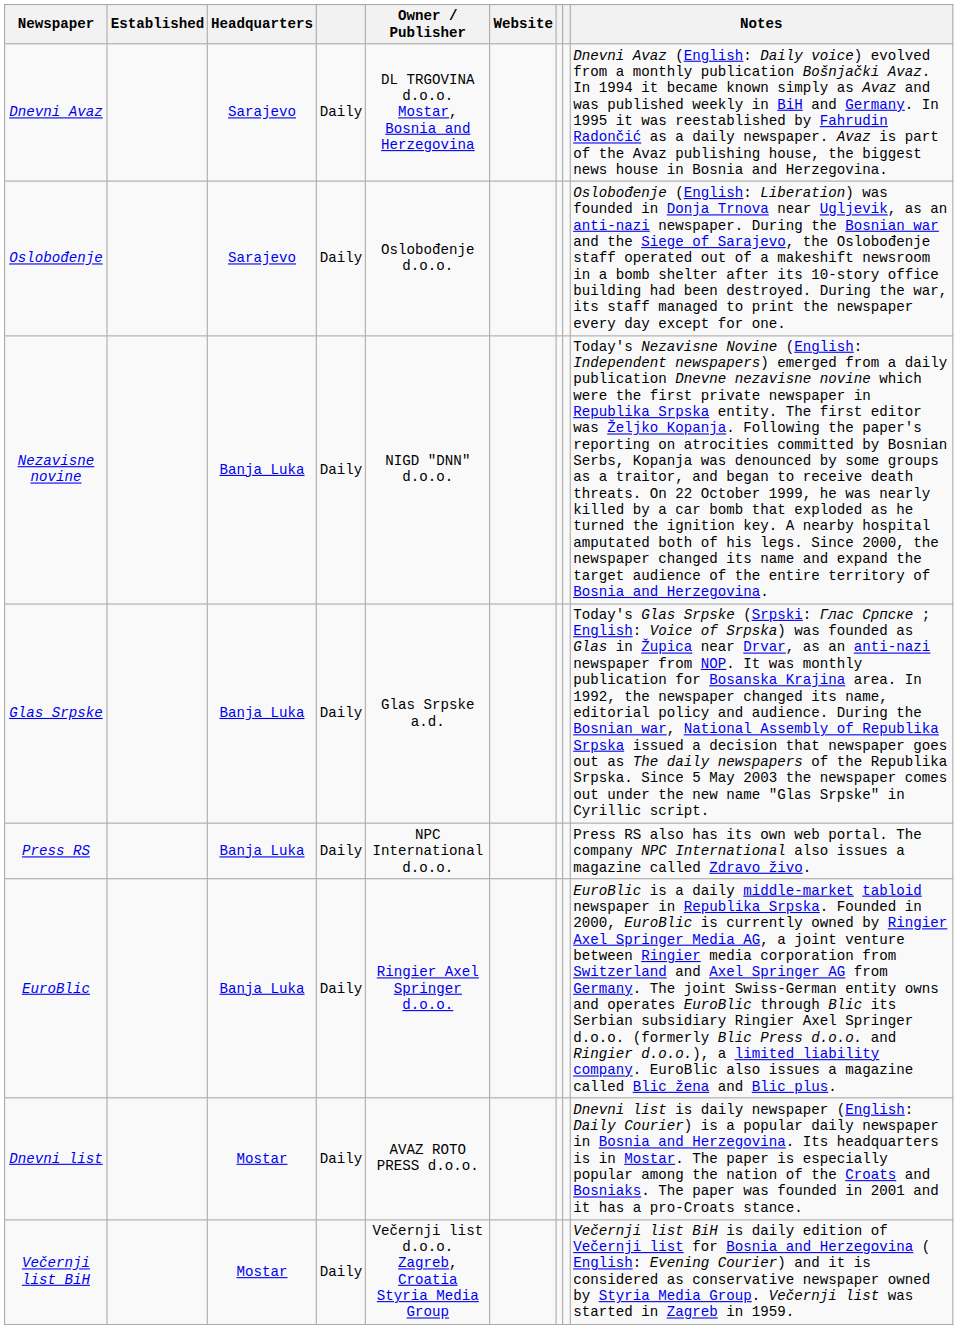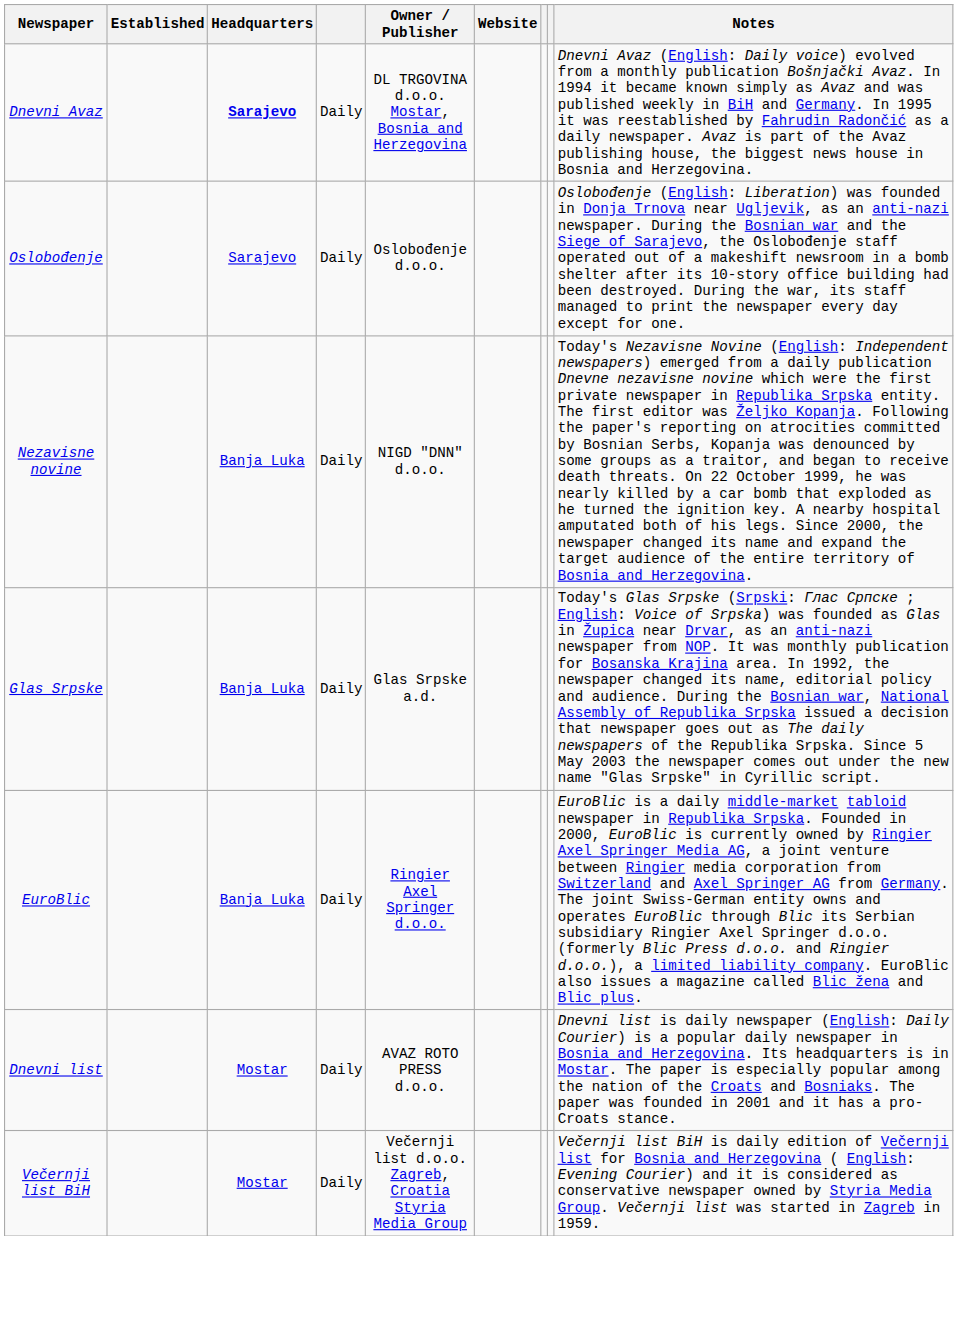(262, 113) normal -> (262, 113) bold
- row: (56, 851)
